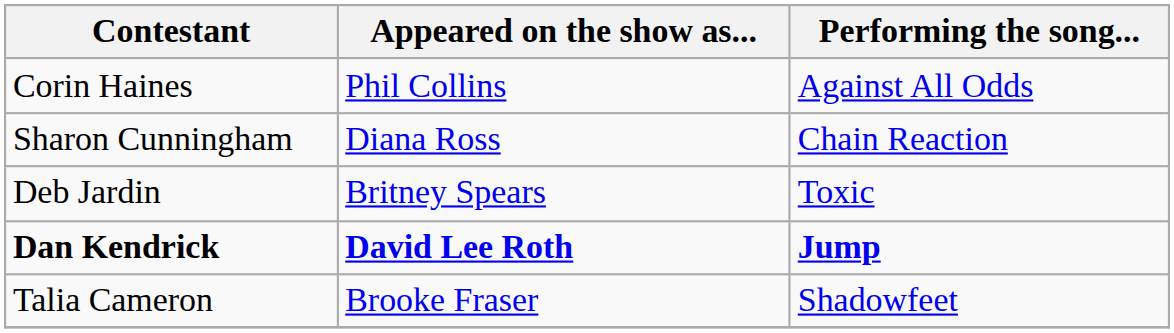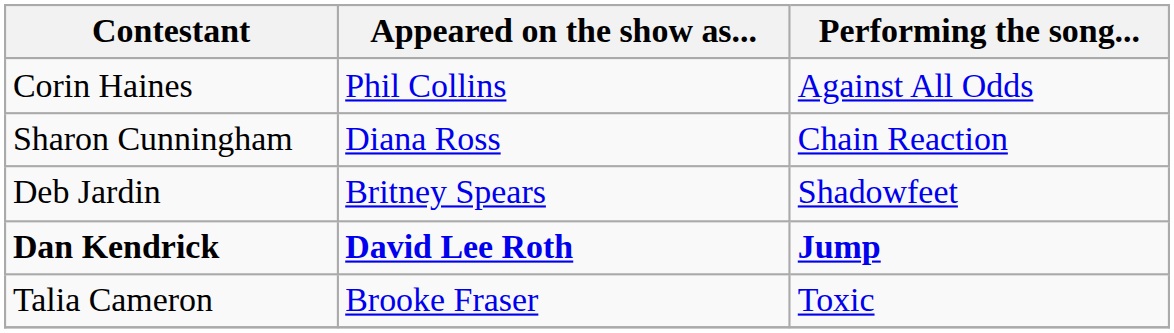(836, 192) Toxic -> (878, 192) Shadowfeet
(878, 300) Shadowfeet -> (836, 300) Toxic
